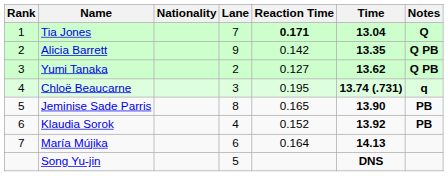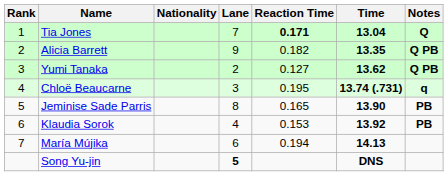(294, 50) 0.142 -> (294, 50) 0.182
(294, 124) 0.152 -> (294, 124) 0.153
(294, 143) 0.164 -> (294, 143) 0.194
(235, 161) normal -> (235, 161) bold
